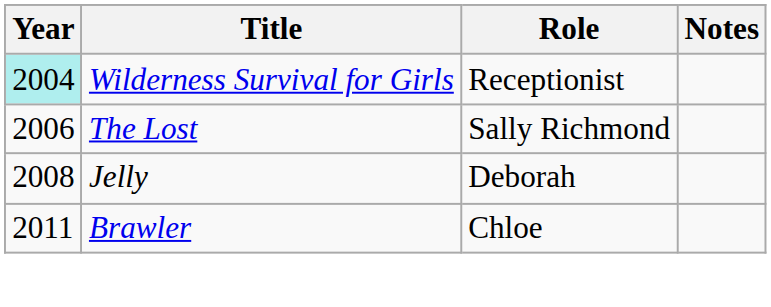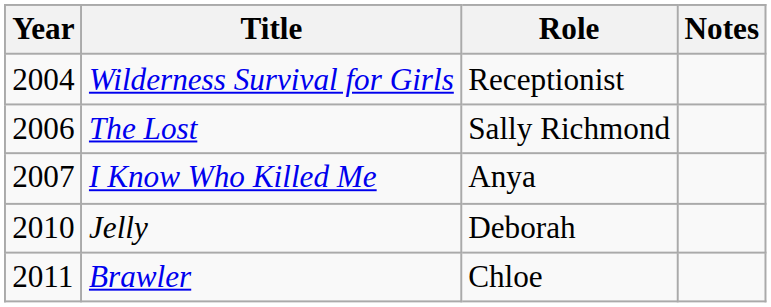(43, 78) paleturquoise background -> (43, 78) no background
+ row: (233, 177)
(43, 177) 2008 -> (43, 227) 2010
